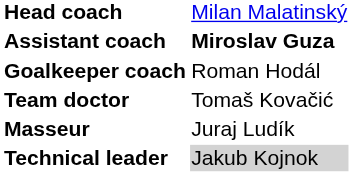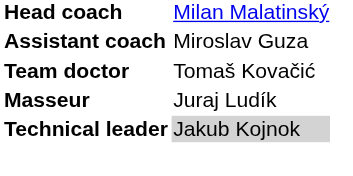(263, 41) bold -> (241, 41) normal
- row: (95, 70)
